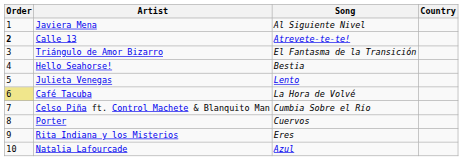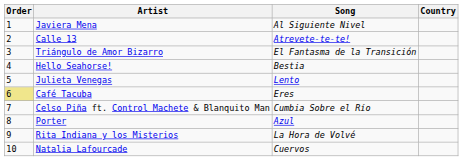(9, 39) bold -> (9, 39) normal
(315, 94) La Hora de Volvé -> (284, 94) Eres
(292, 121) Cuervos -> (284, 121) Azul
(284, 135) Eres -> (315, 135) La Hora de Volvé
(284, 149) Azul -> (292, 149) Cuervos
